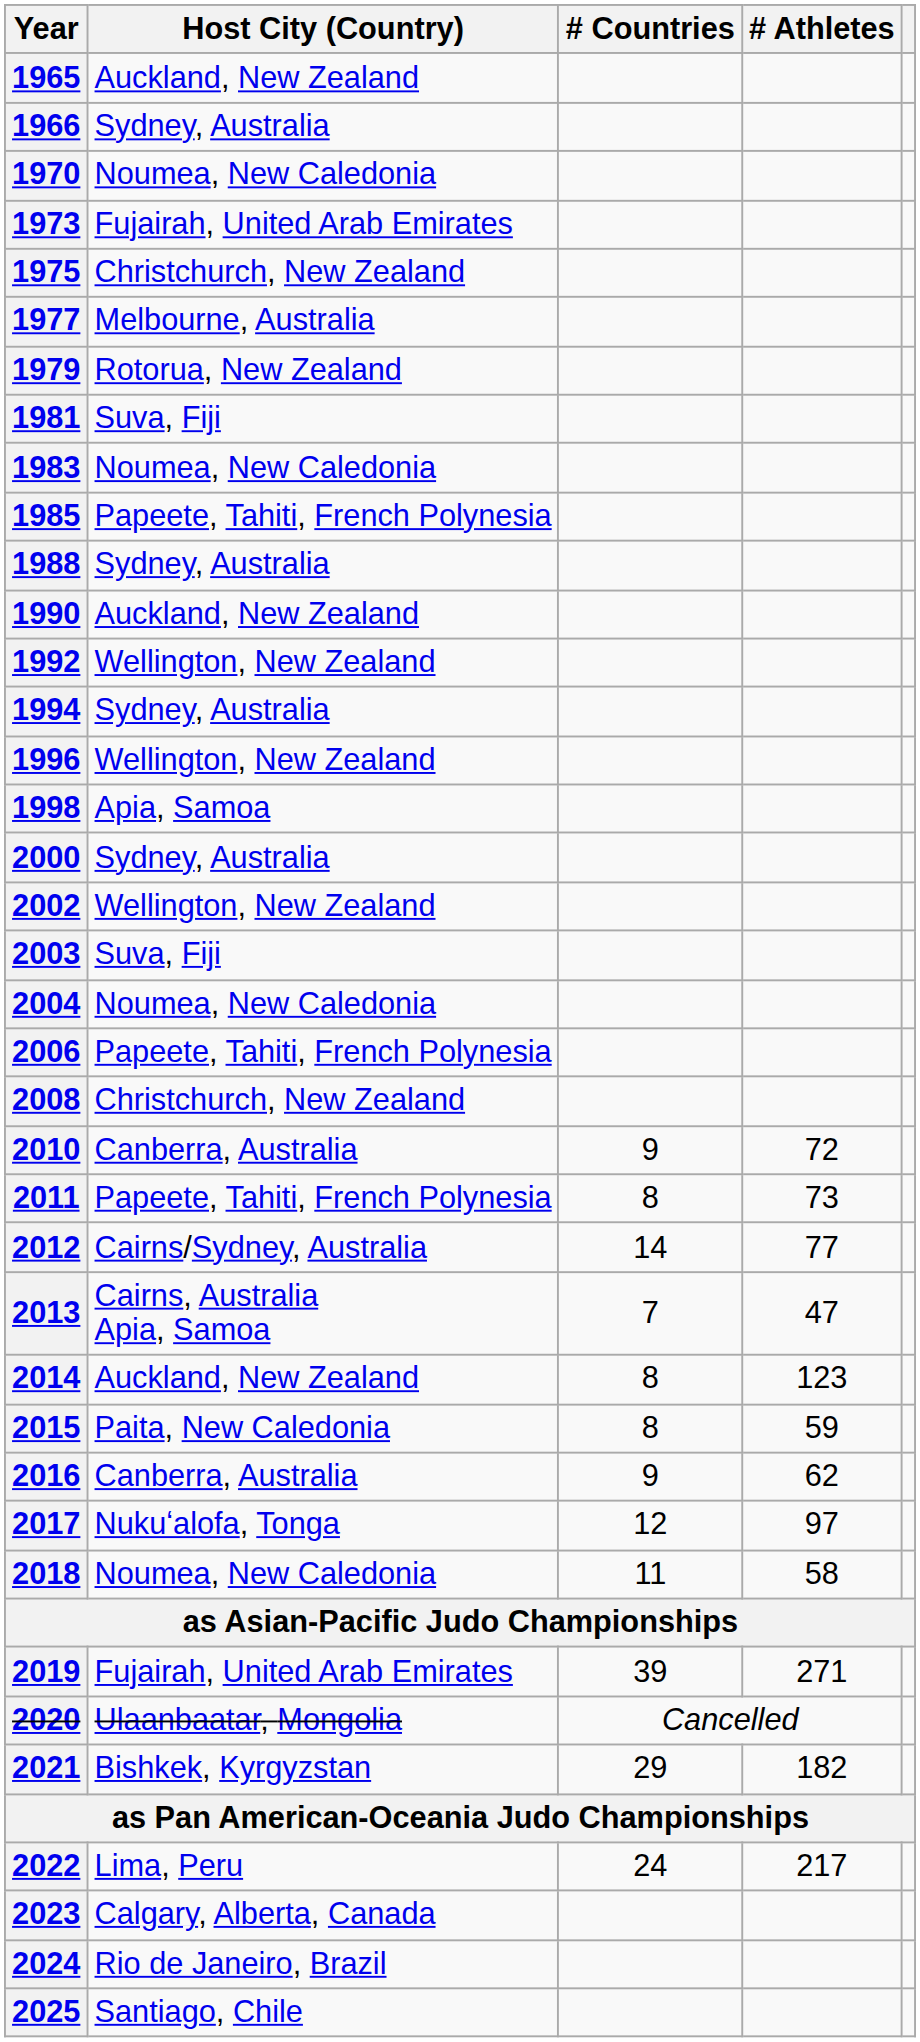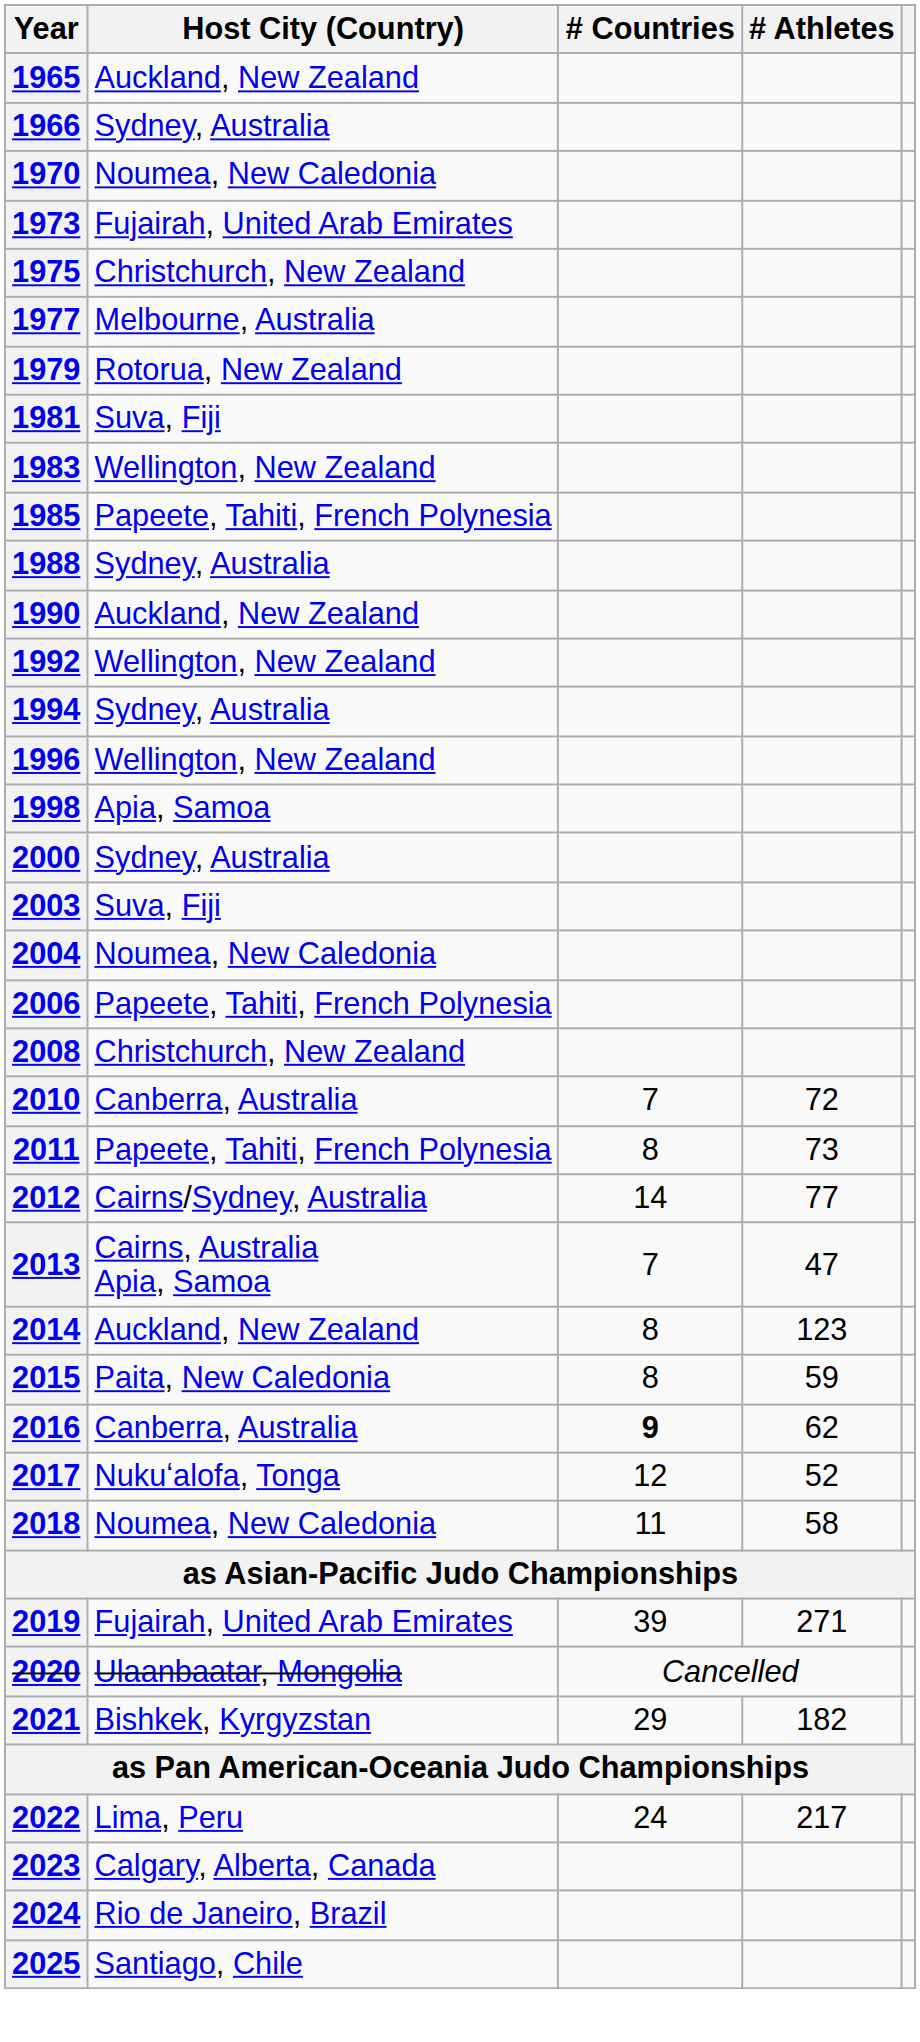(265, 467) Noumea, New Caledonia -> (265, 467) Wellington, New Zealand
- row: (46, 905)
(650, 1149) 9 -> (650, 1100) 7
(650, 1476) normal -> (650, 1427) bold
(822, 1525) 97 -> (822, 1476) 52
